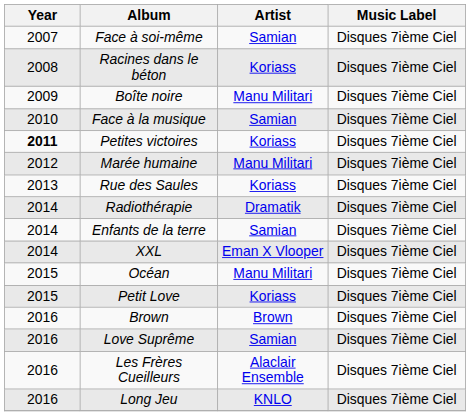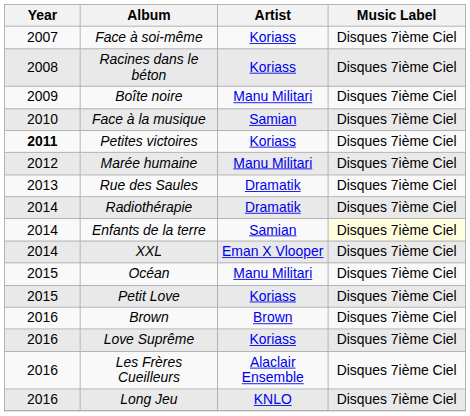(273, 37) Samian -> (273, 37) Koriass
(273, 185) Koriass -> (273, 185) Dramatik
(397, 229) no background -> (397, 229) lightyellow background
(273, 340) Samian -> (273, 340) Koriass
